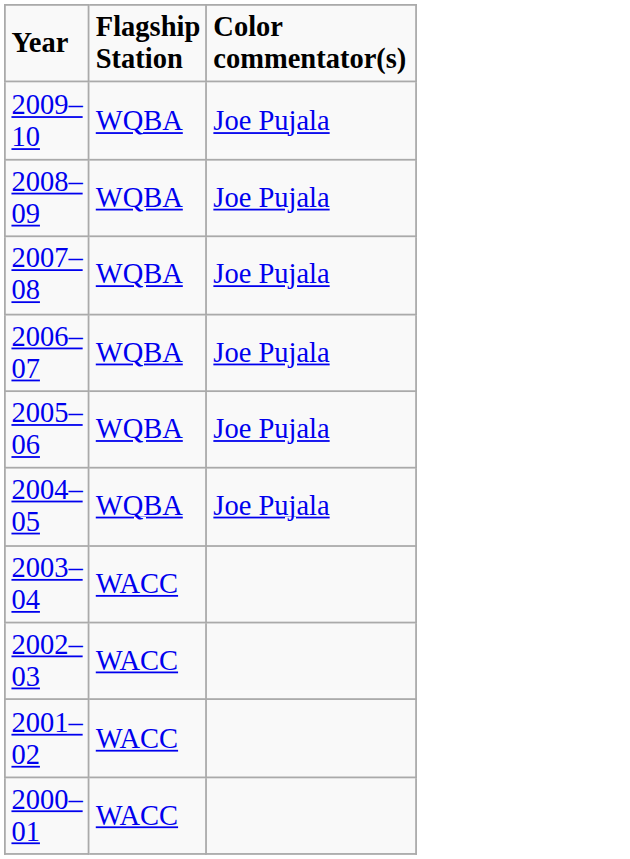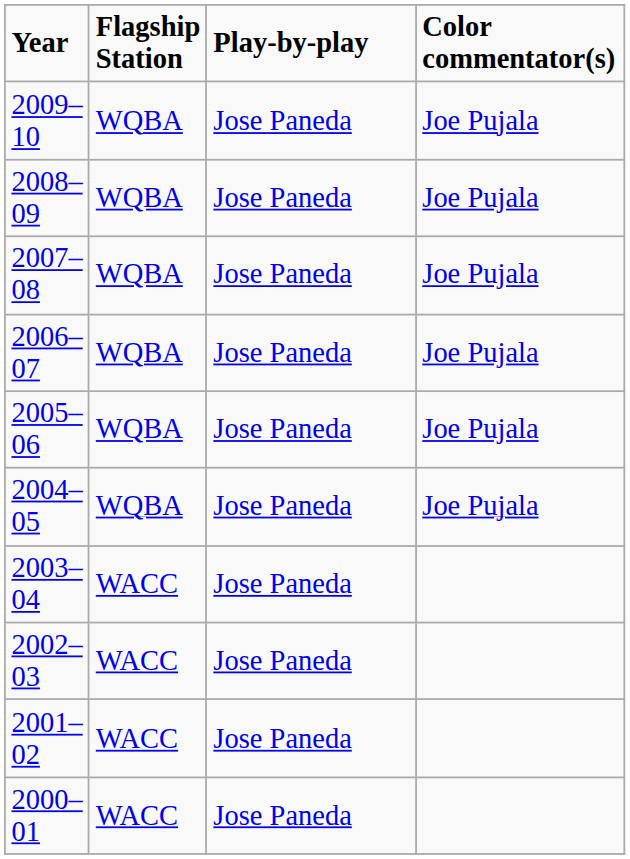+ column: (291, 43)
